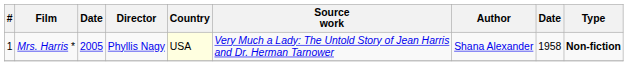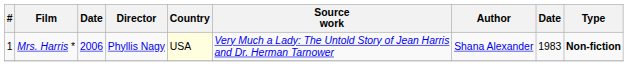(91, 46) 2005 -> (91, 46) 2006
(550, 46) 1958 -> (550, 46) 1983
